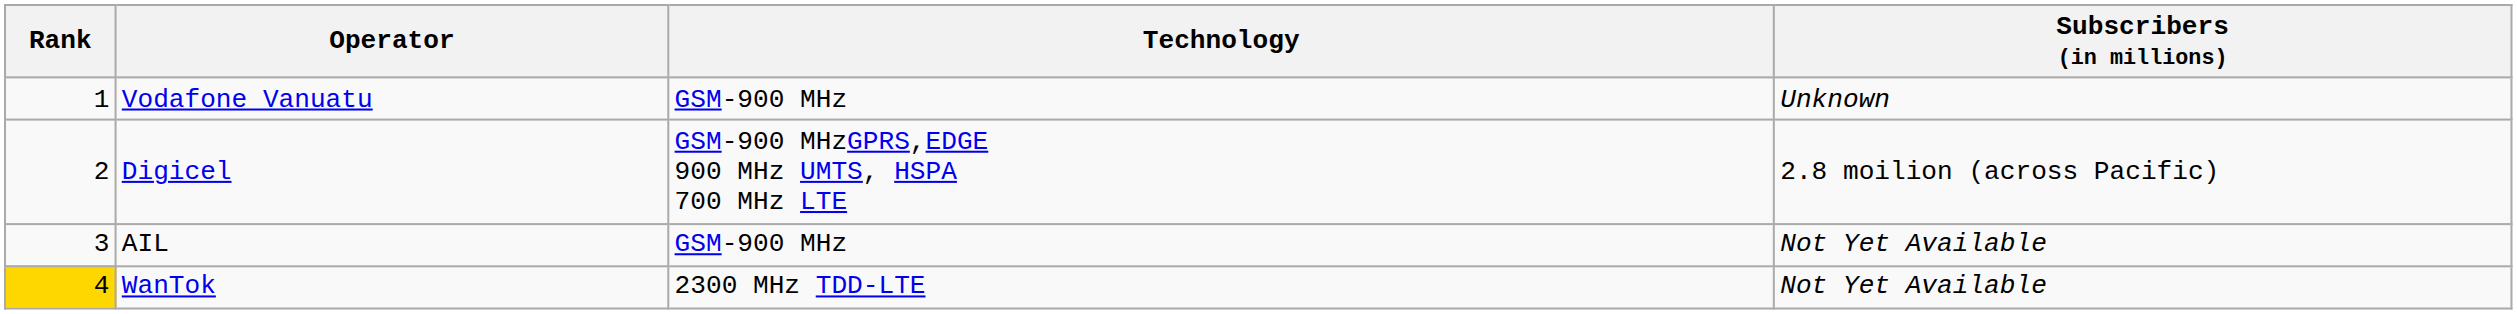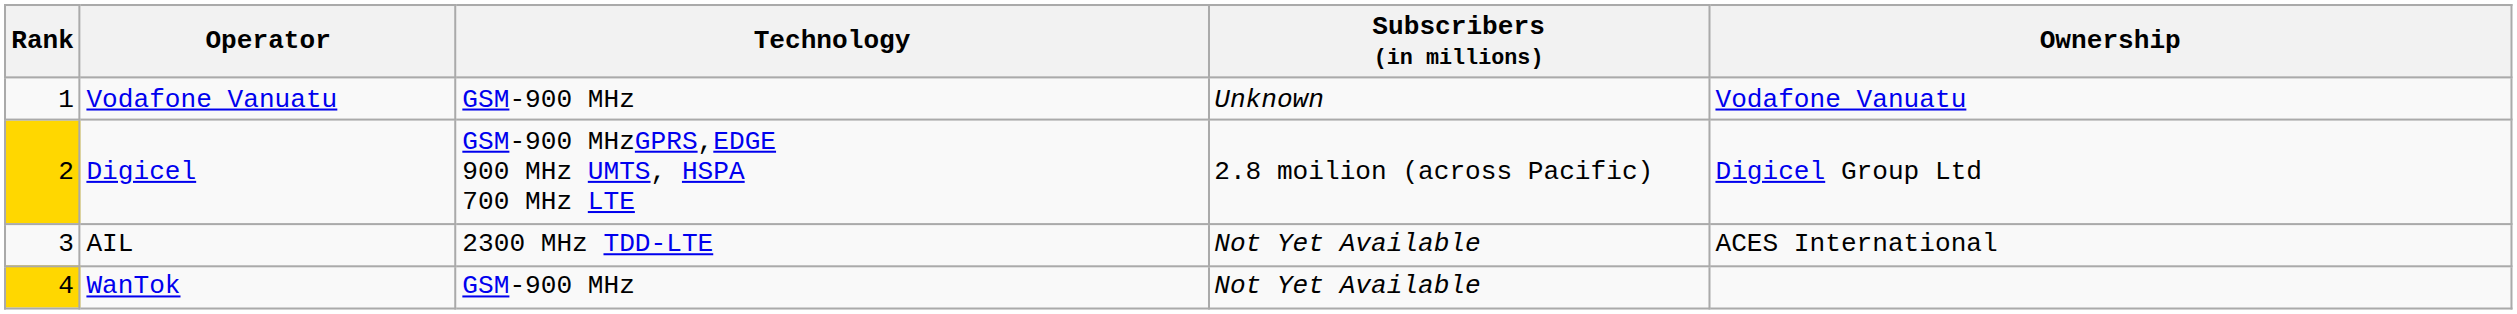+ column: (2110, 41)
(101, 172) no background -> (66, 172) gold background
(761, 245) GSM-900 MHz -> (588, 245) 2300 MHz TDD-LTE
(800, 287) 2300 MHz TDD-LTE -> (549, 287) GSM-900 MHz
